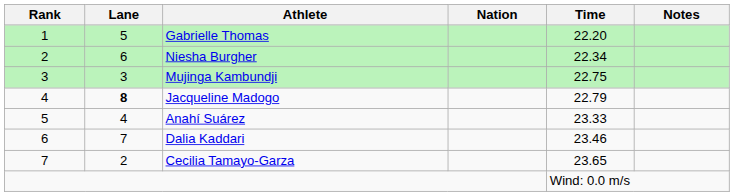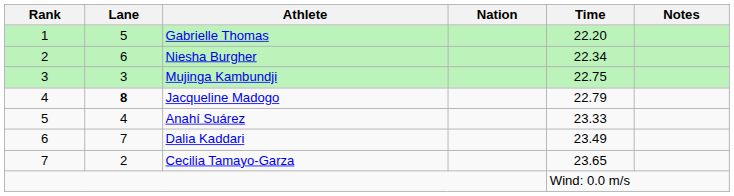(590, 139) 23.46 -> (590, 139) 23.49
